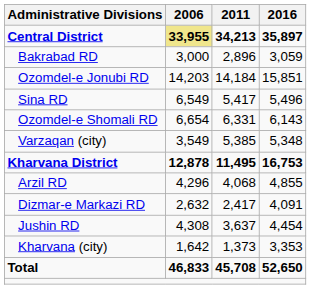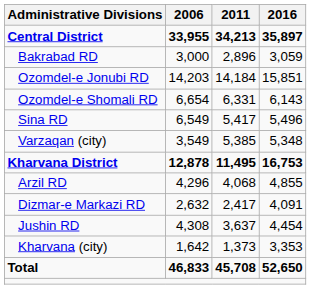(189, 36) khaki background -> (189, 36) no background
rows swapped: (88, 120) <-> (43, 99)
